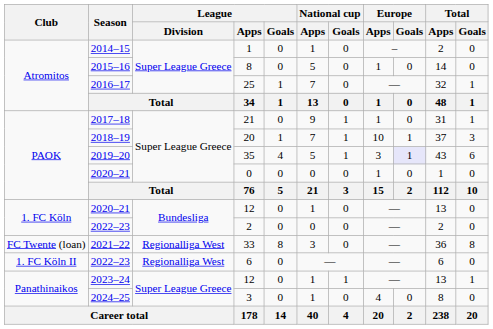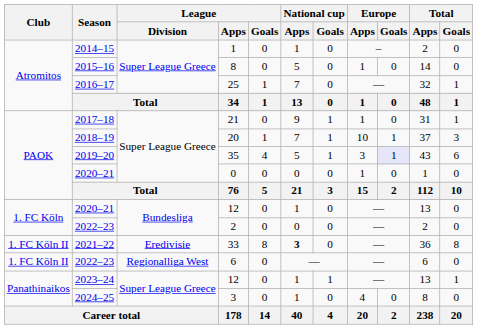(46, 244) FC Twente (loan) -> (38, 244) 1. FC Köln II
(183, 244) Regionalliga West -> (167, 244) Eredivisie
(313, 244) normal -> (297, 244) bold
